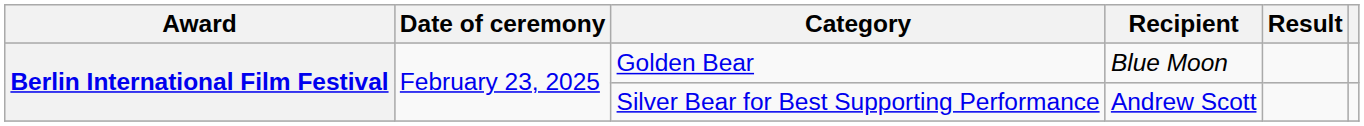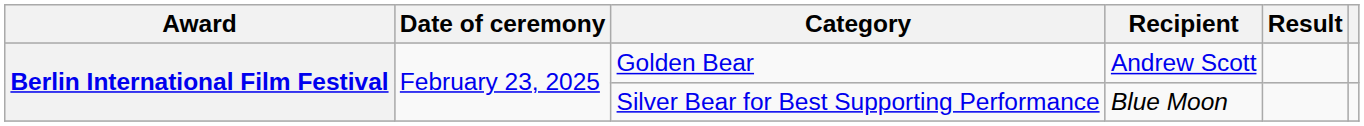(1169, 62) Blue Moon -> (1184, 62) Andrew Scott
(1184, 101) Andrew Scott -> (1169, 101) Blue Moon
